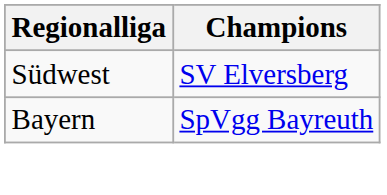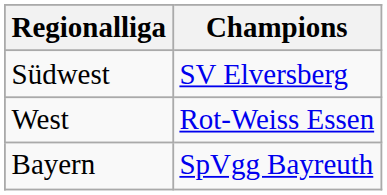+ row: (40, 119)
